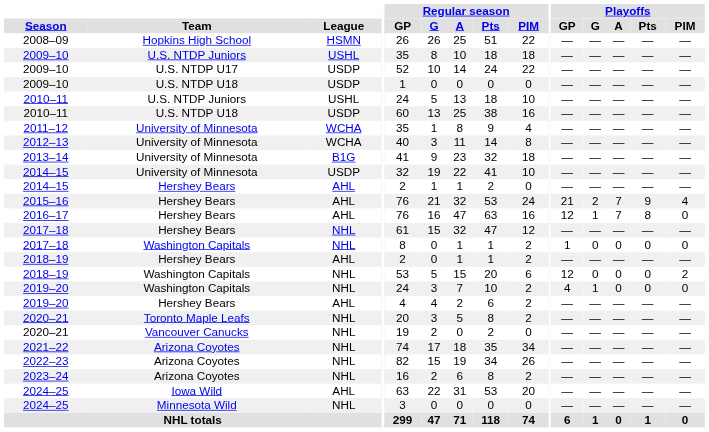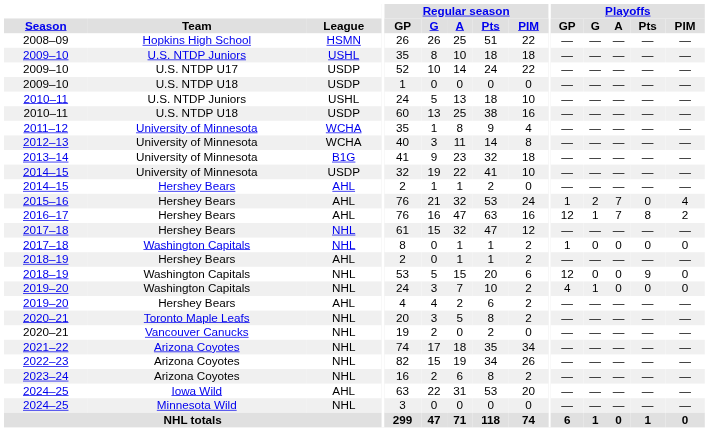(567, 201) 21 -> (567, 201) 1
(648, 201) 9 -> (648, 201) 0
(685, 215) 0 -> (685, 215) 2
(648, 274) 0 -> (648, 274) 9
(685, 274) 2 -> (685, 274) 0
